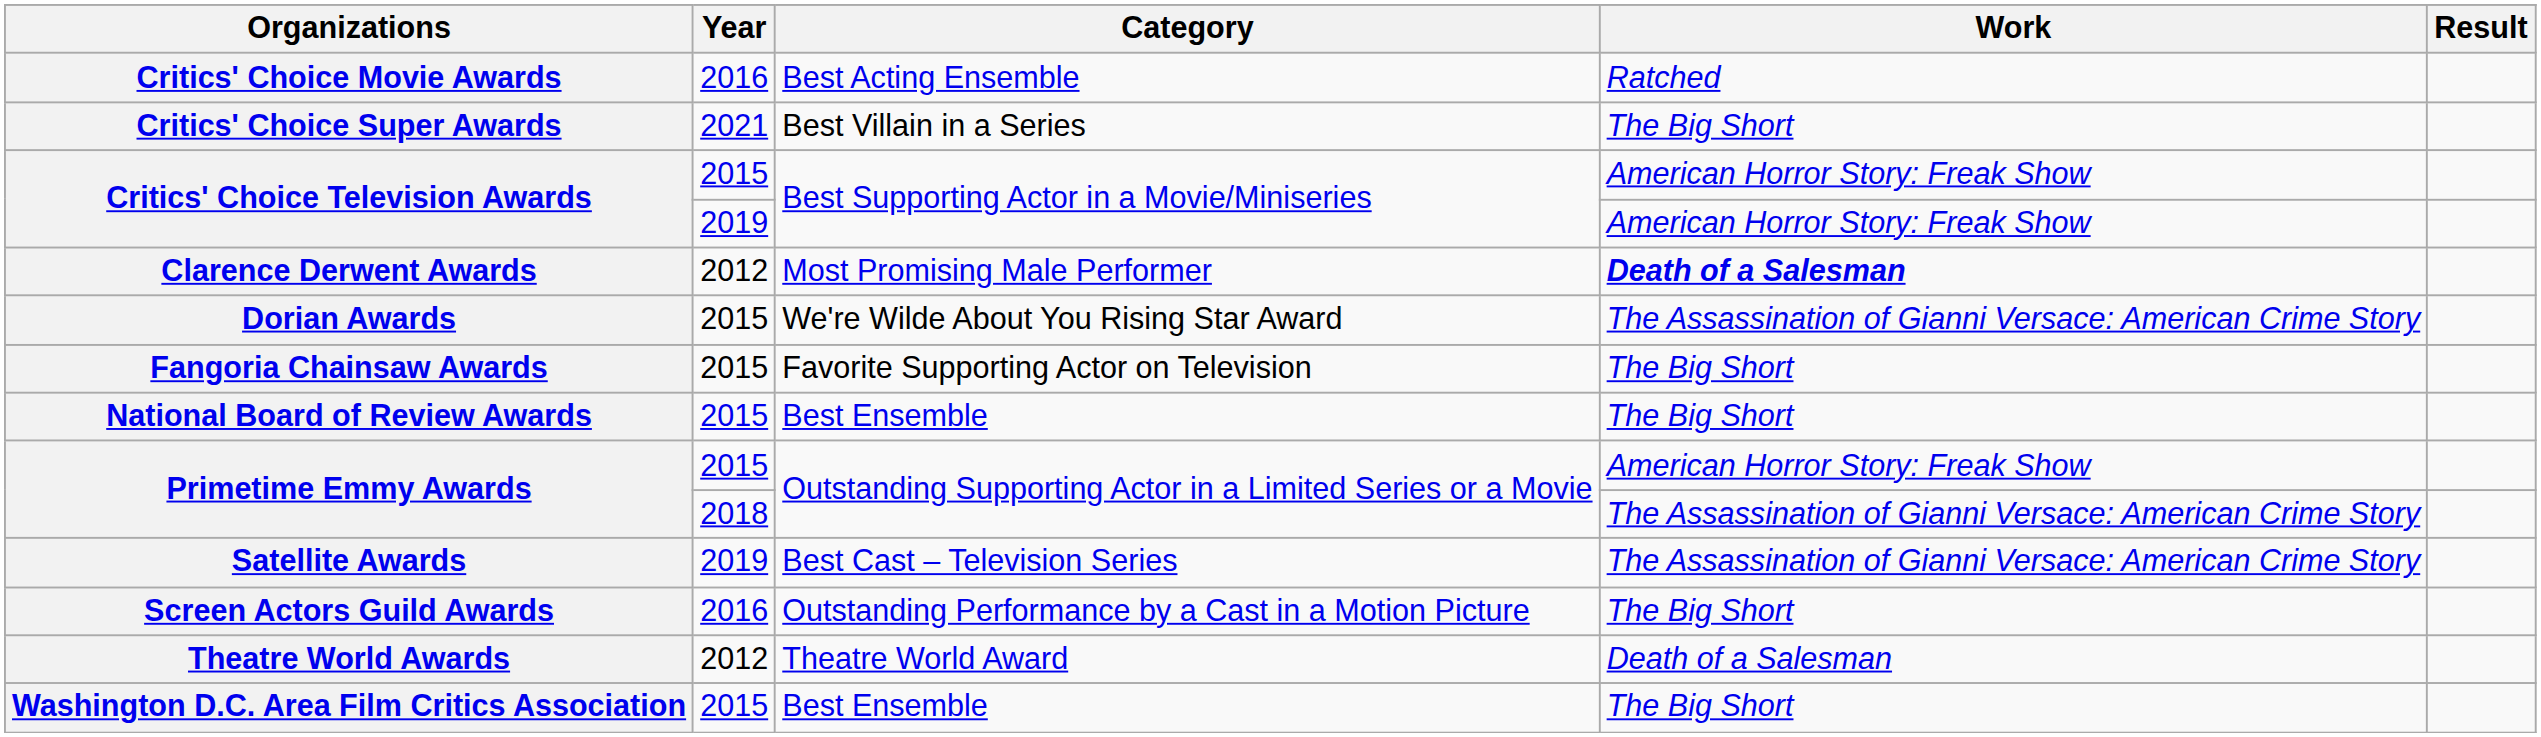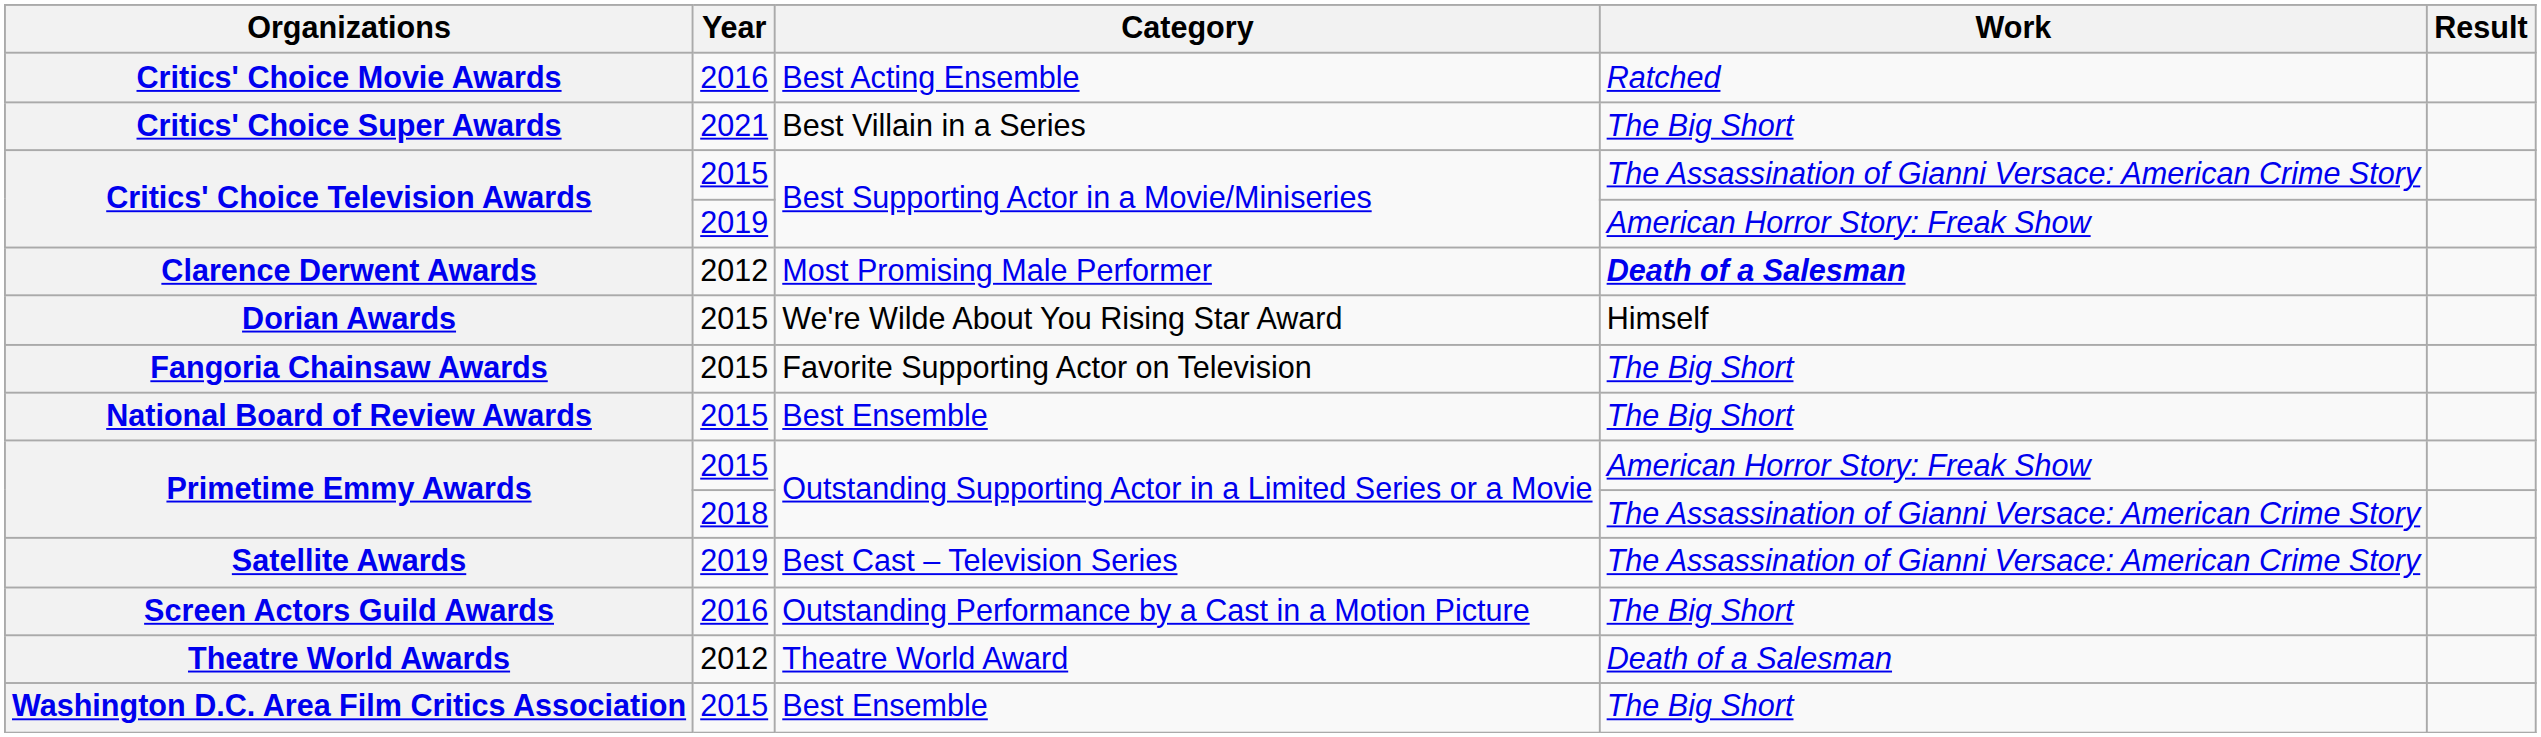(1849, 174) American Horror Story: Freak Show -> (2013, 174) The Assassination of Gianni Versace: American Crime Story
(2013, 319) The Assassination of Gianni Versace: American Crime Story -> (1658, 319) Himself
